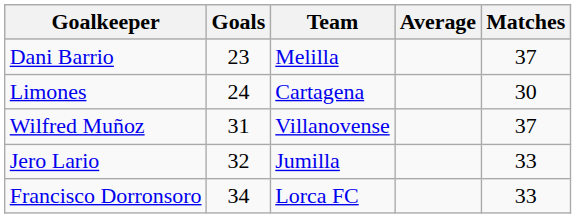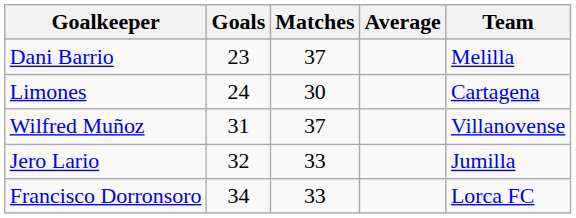columns swapped: (526, 21) <-> (332, 21)
